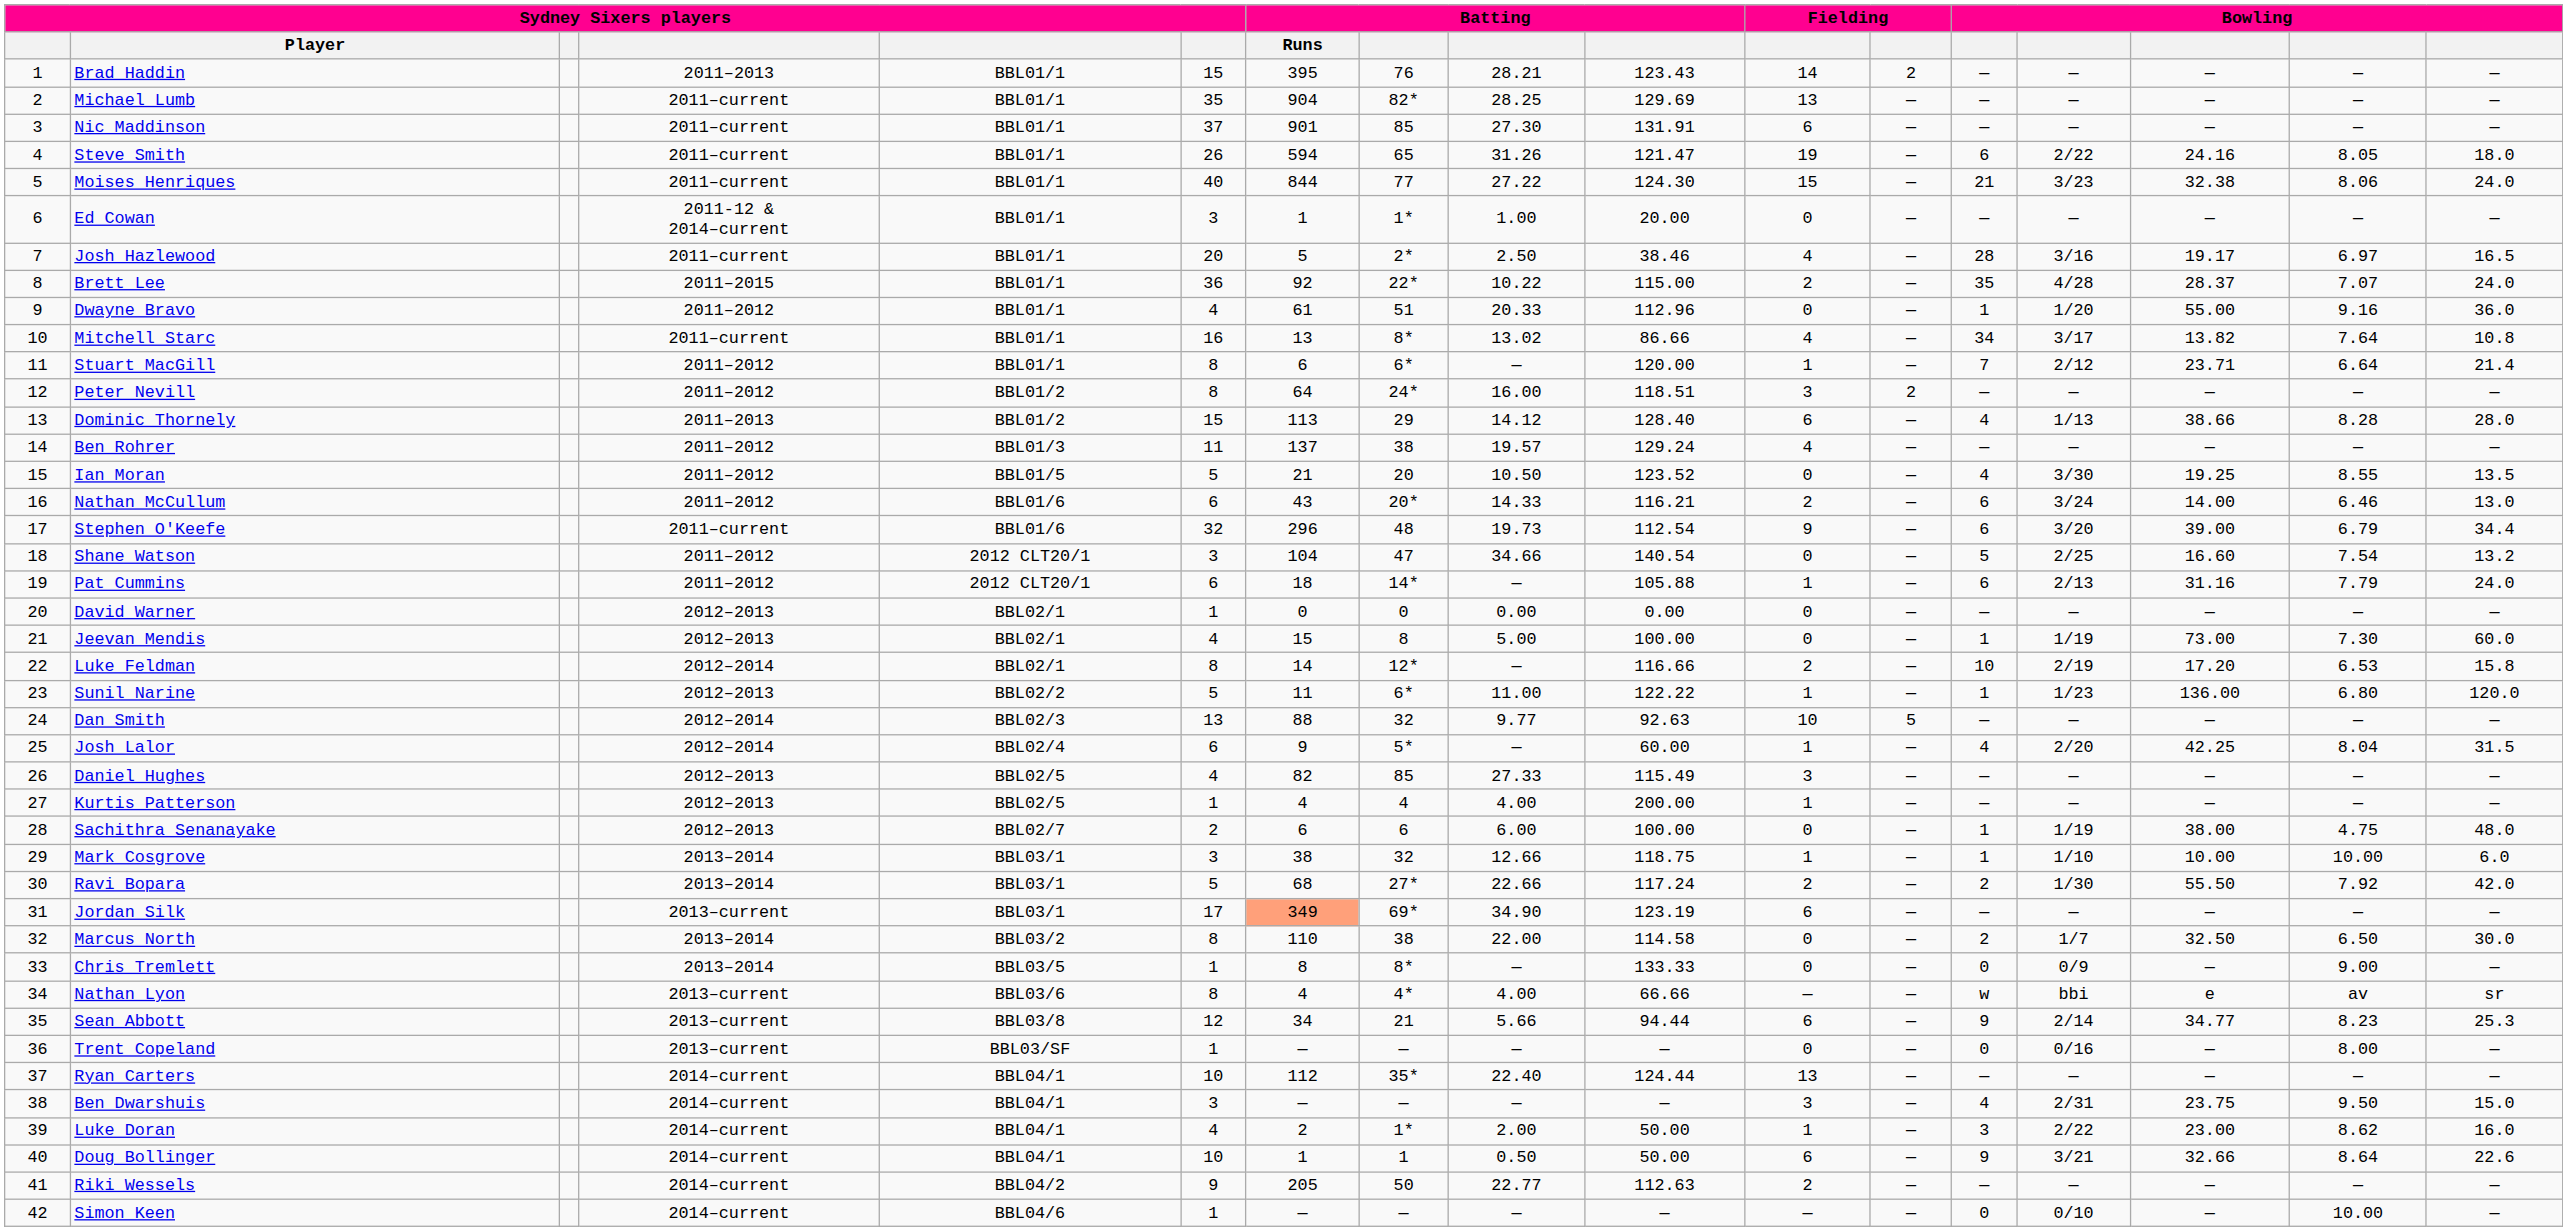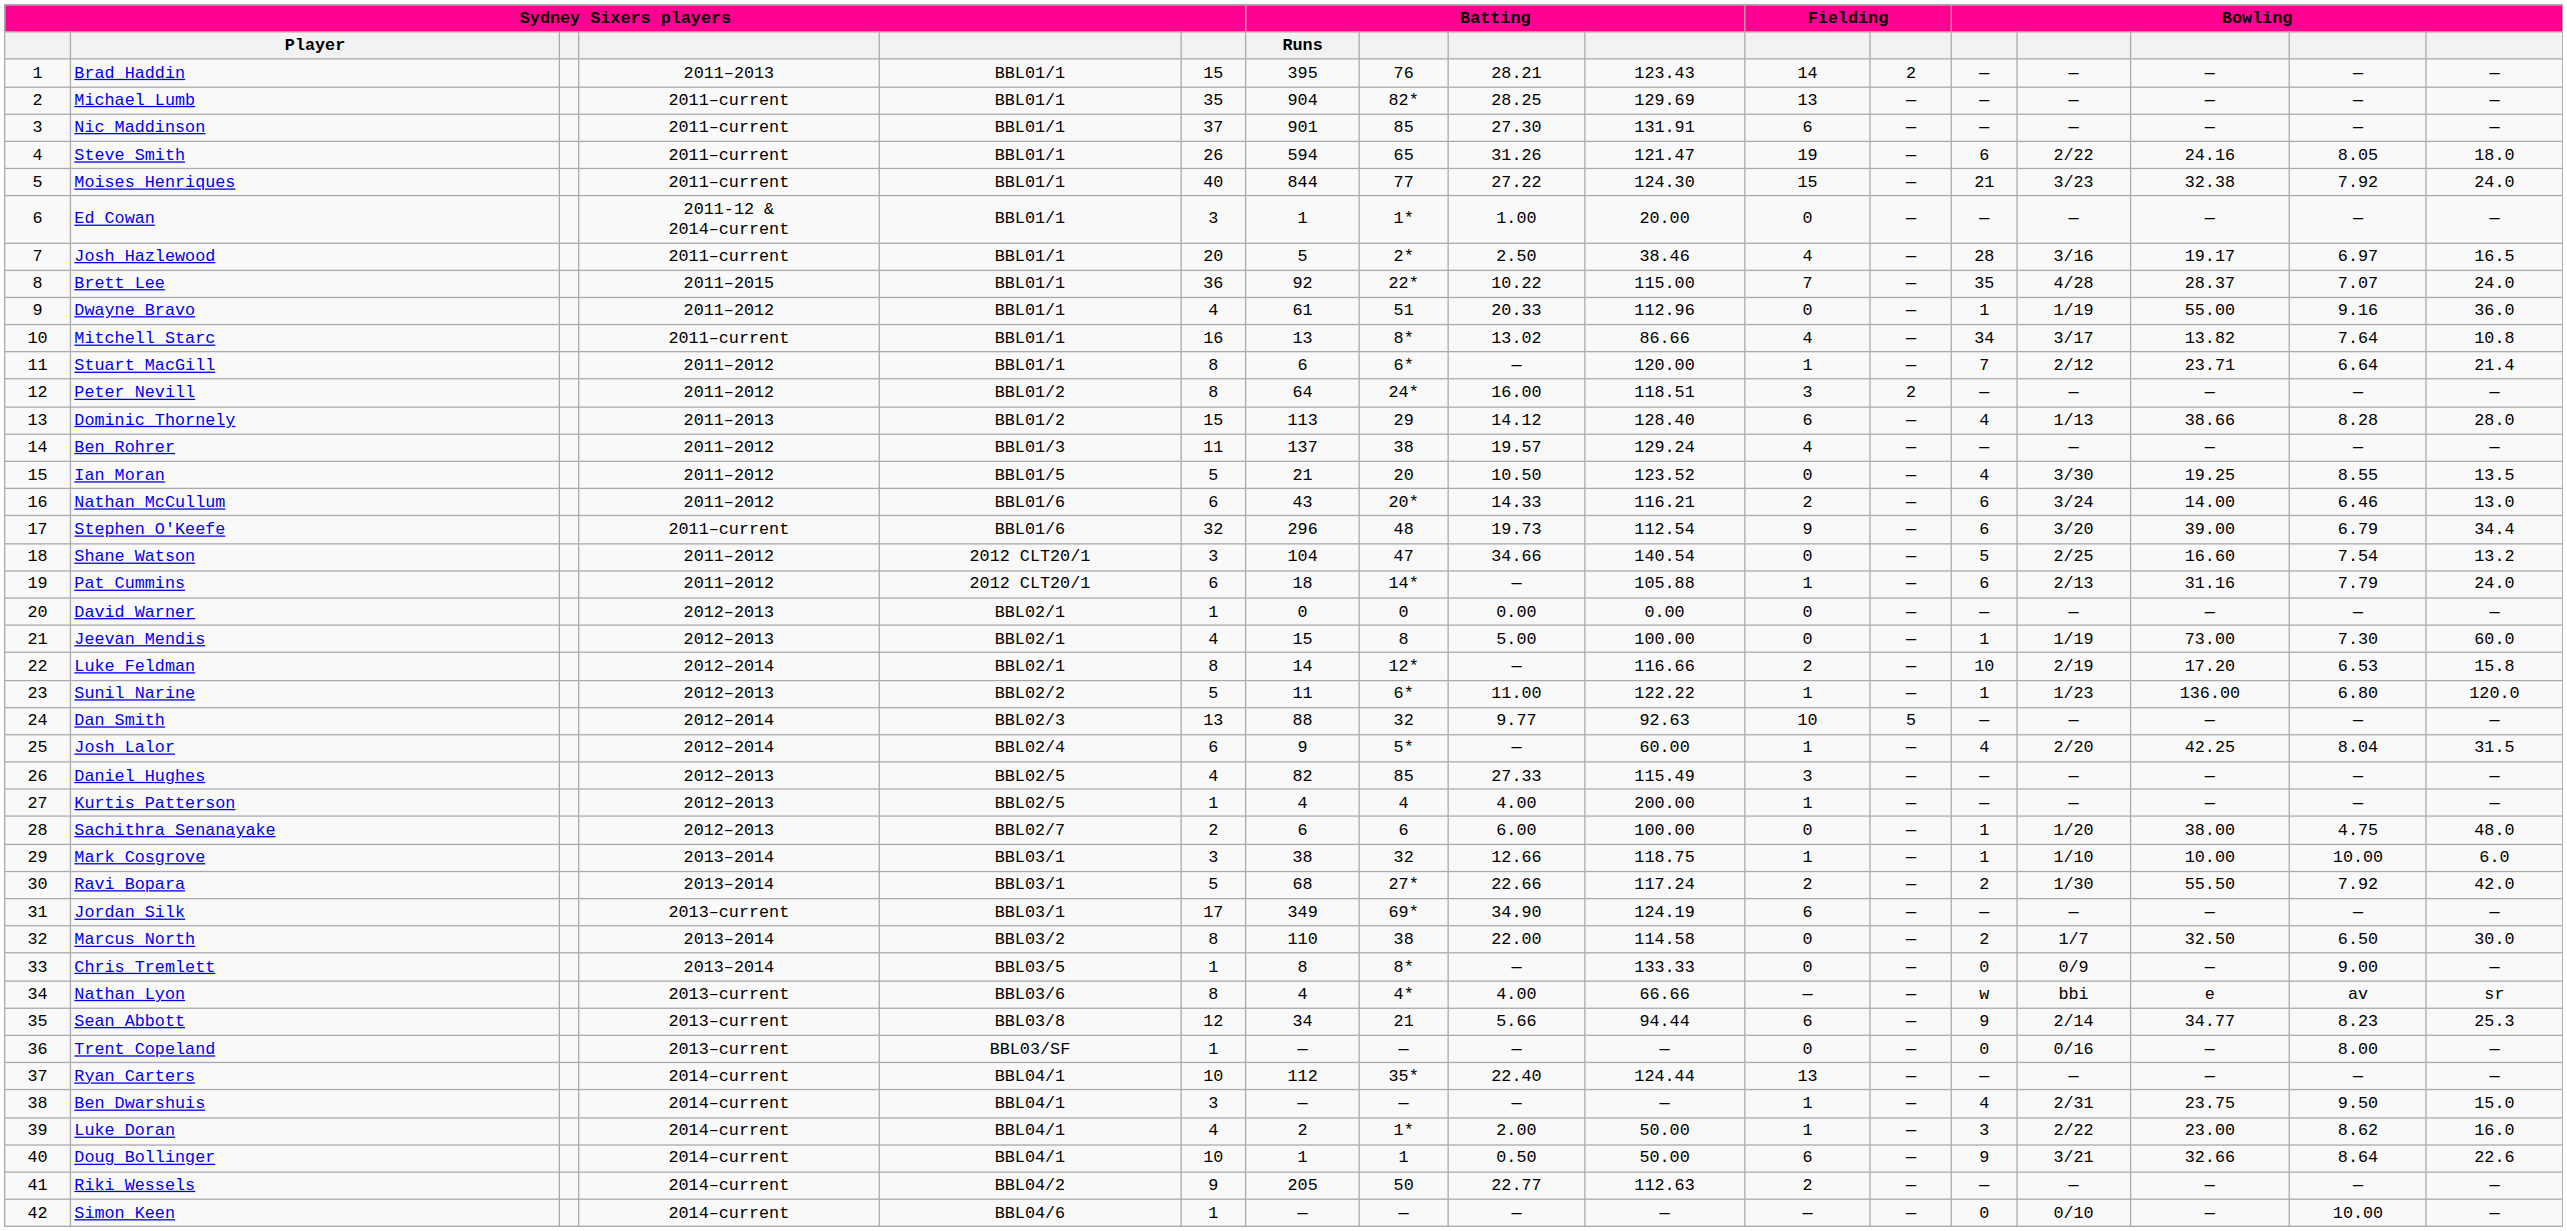(2358, 182) 8.06 -> (2358, 182) 7.92
(1807, 284) 2 -> (1807, 284) 7
(2074, 311) 1/20 -> (2074, 311) 1/19
(2074, 830) 1/19 -> (2074, 830) 1/20
(1303, 912) lightsalmon background -> (1303, 912) no background
(1665, 912) 123.19 -> (1665, 912) 124.19
(1807, 1104) 3 -> (1807, 1104) 1
